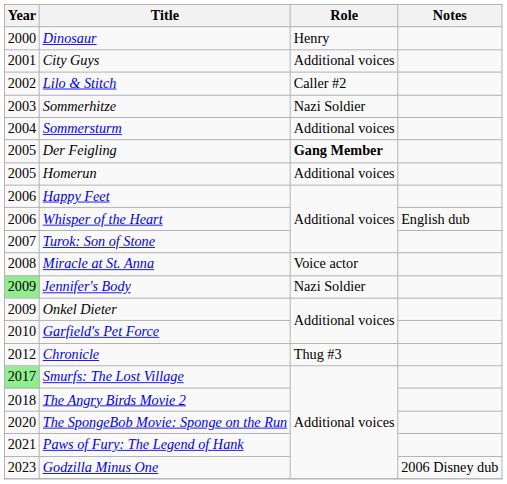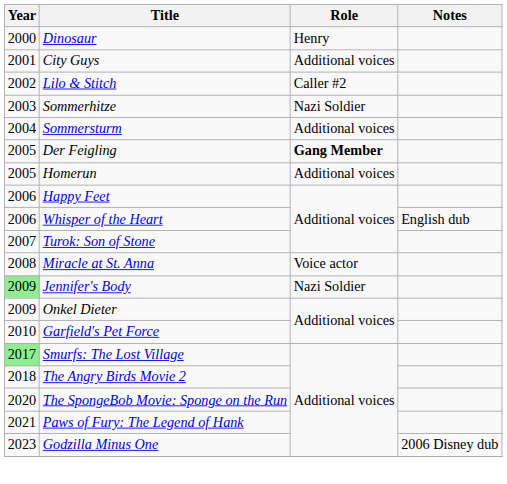- row: (71, 354)
